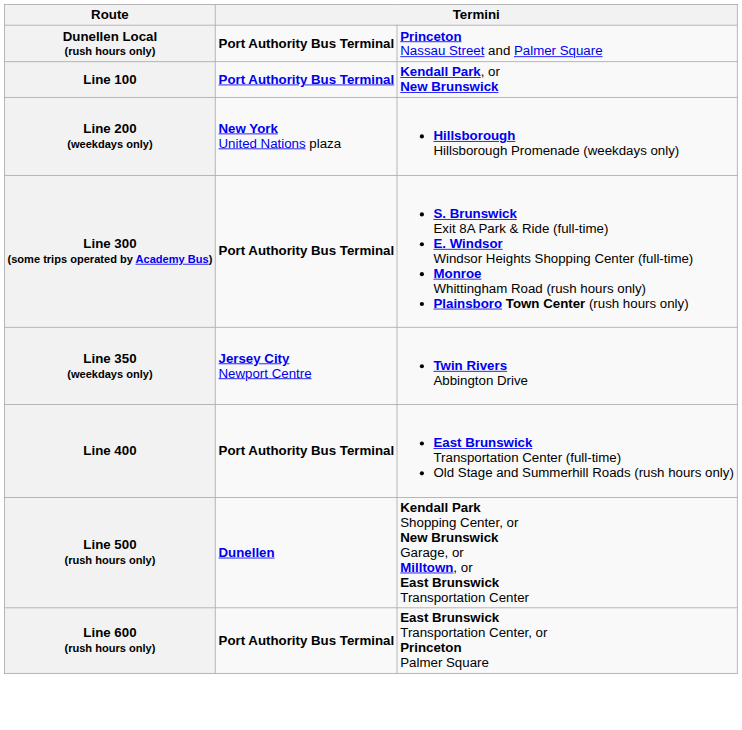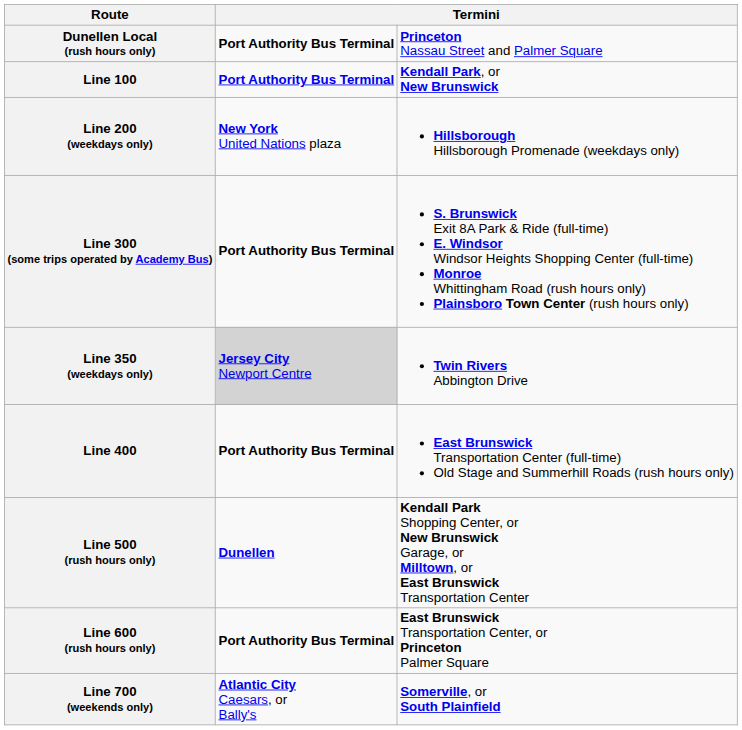(265, 366) no background -> (265, 366) lightgrey background
+ row: (110, 699)
